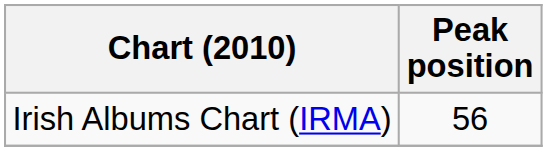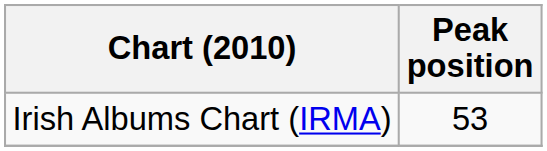(470, 118) 56 -> (470, 118) 53
